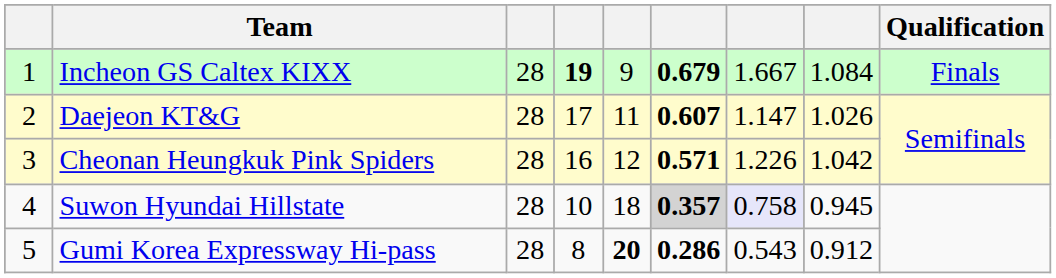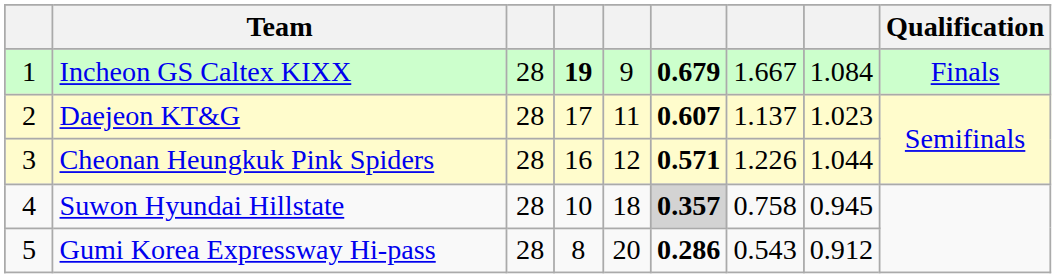(765, 116) 1.147 -> (765, 116) 1.137
(841, 116) 1.026 -> (841, 116) 1.023
(841, 160) 1.042 -> (841, 160) 1.044
(765, 205) lavender background -> (765, 205) no background
(626, 250) bold -> (626, 250) normal
